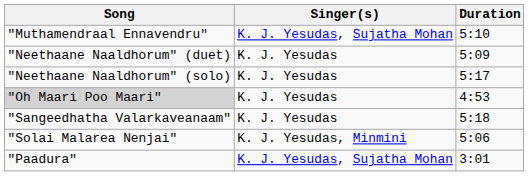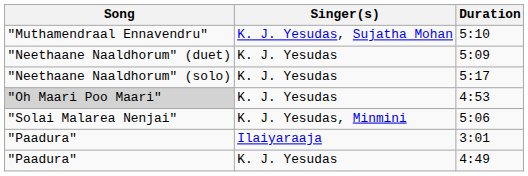- row: (475, 119)
(345, 160) K. J. Yesudas, Sujatha Mohan -> (280, 140) Ilaiyaraaja
+ row: (475, 160)
